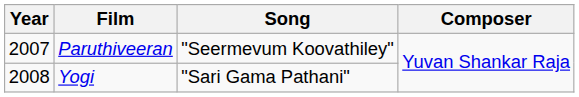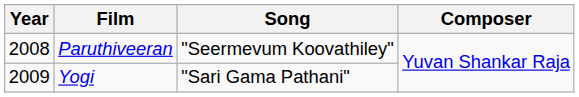(29, 48) 2007 -> (29, 48) 2008
(29, 77) 2008 -> (29, 77) 2009
